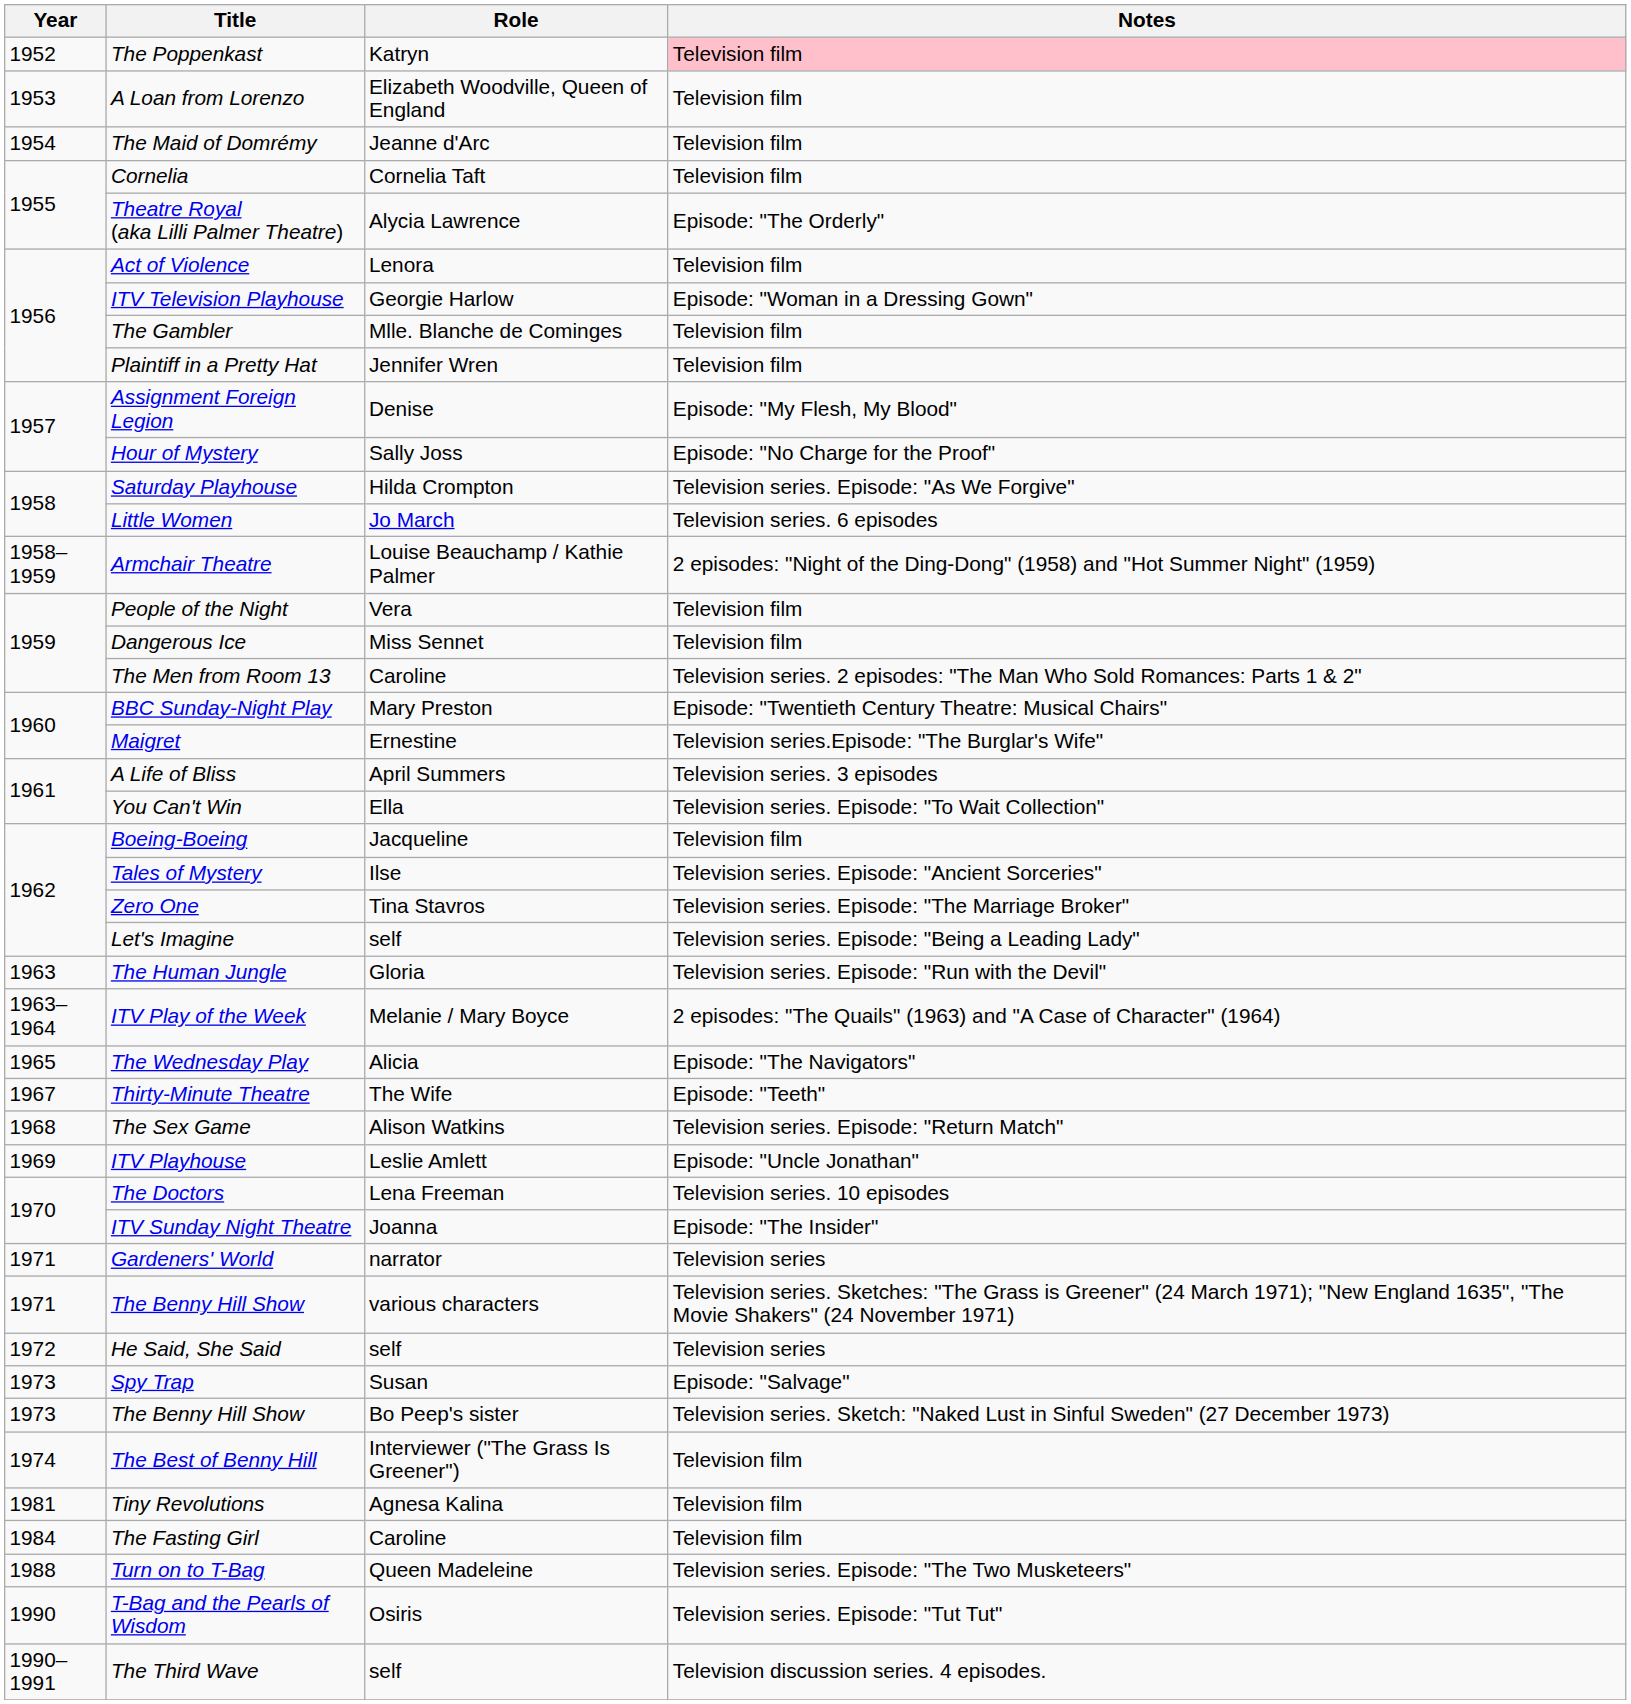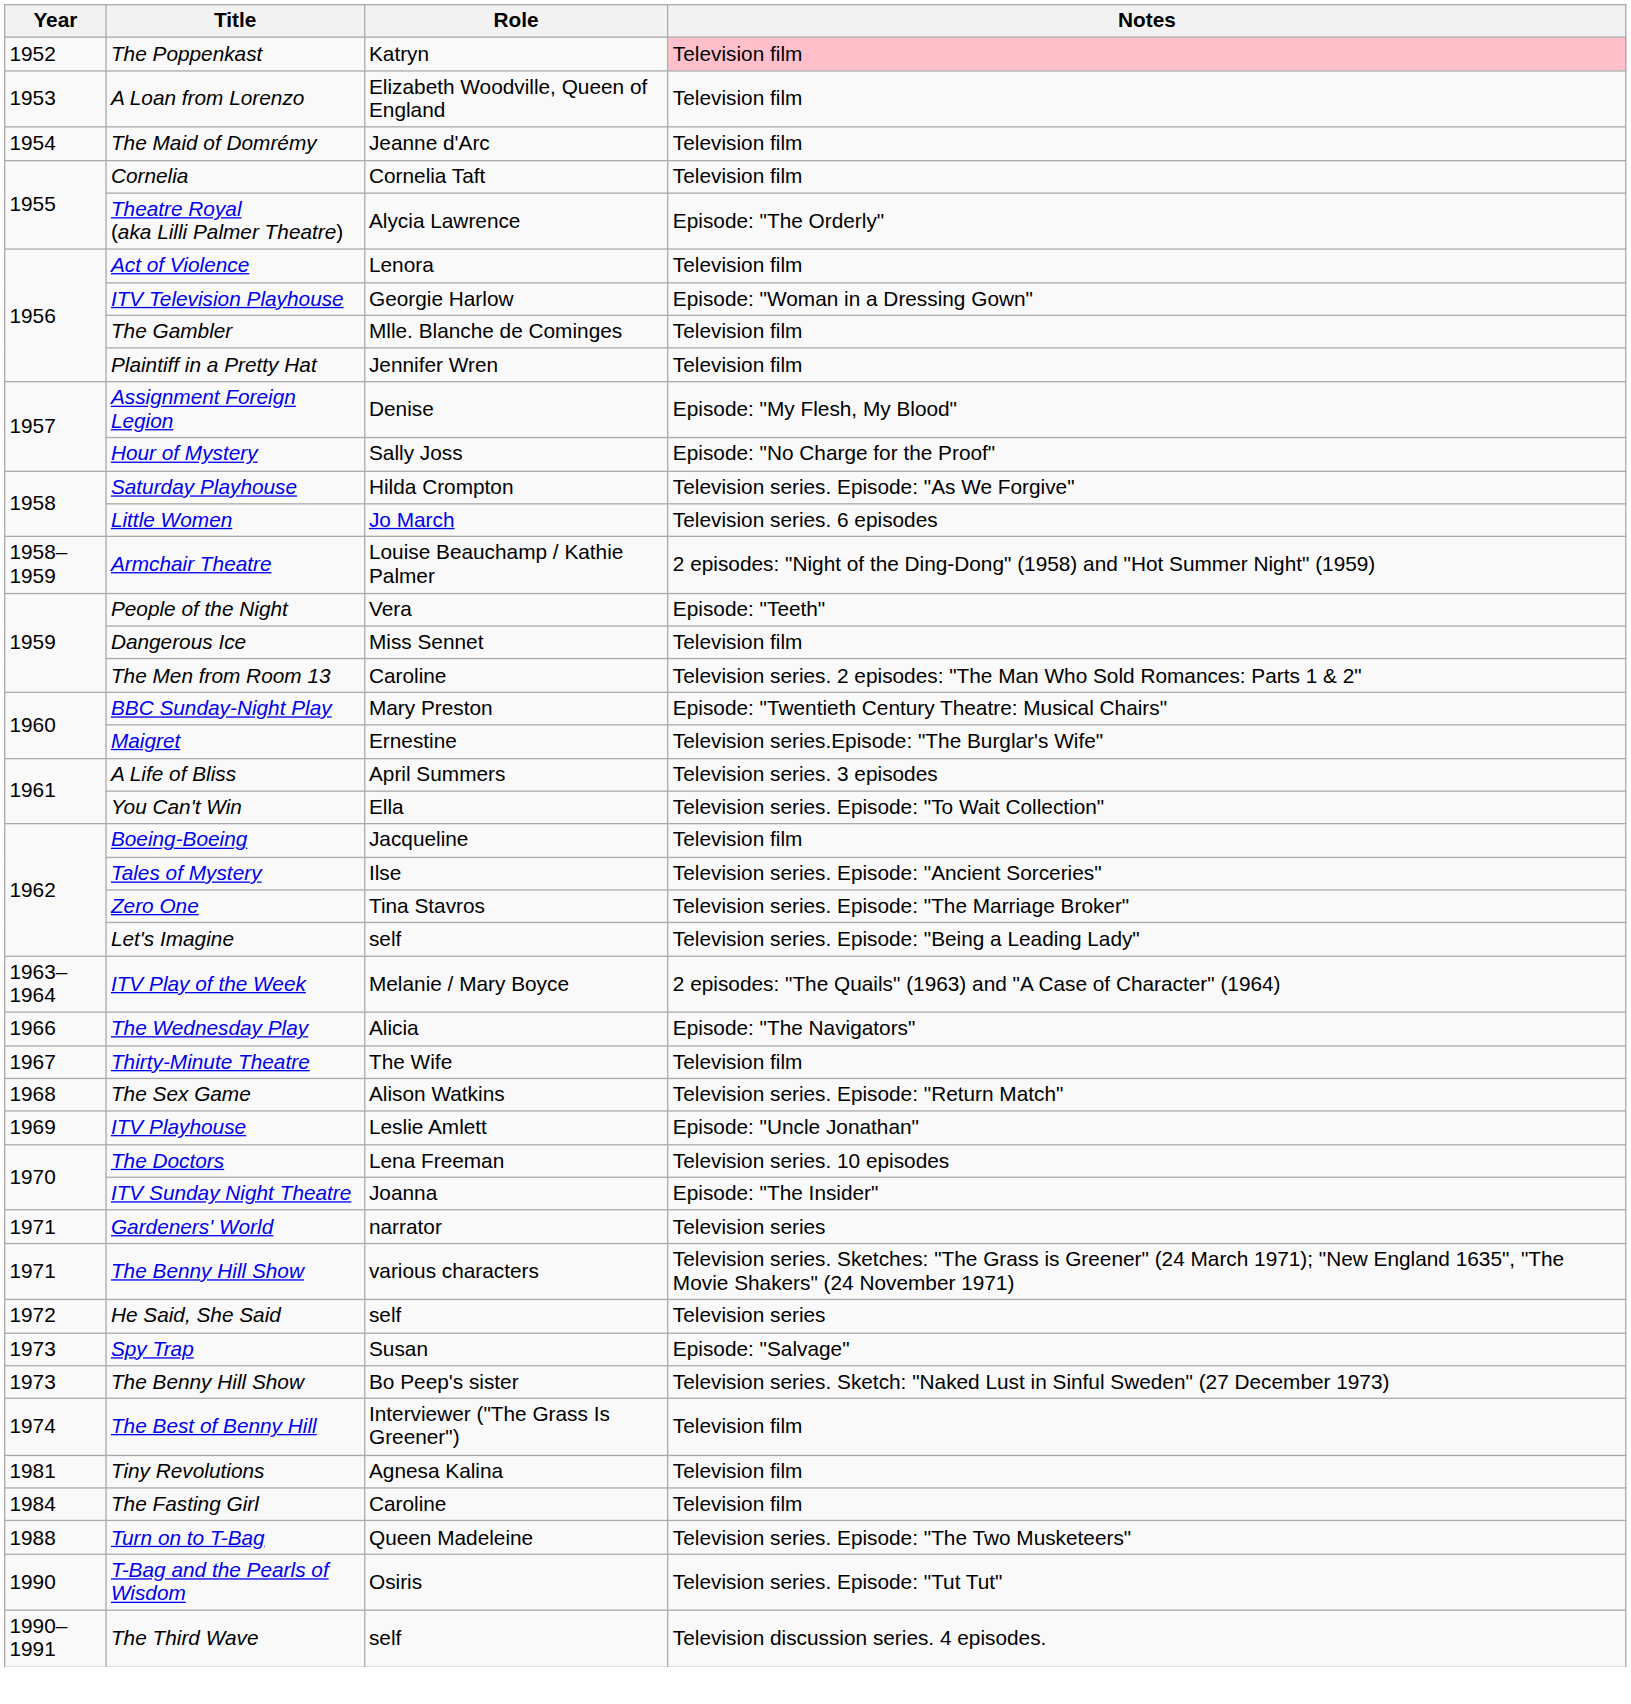(738, 609) Television film -> (749, 609) Episode: "Teeth"
- row: (199, 972)
(33, 1061) 1965 -> (33, 1028) 1966
(749, 1094) Episode: "Teeth" -> (738, 1061) Television film
